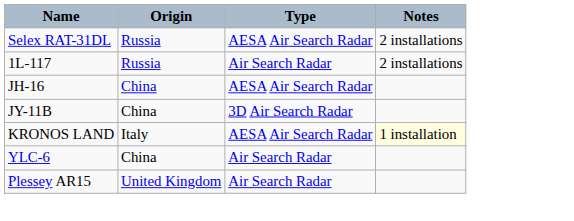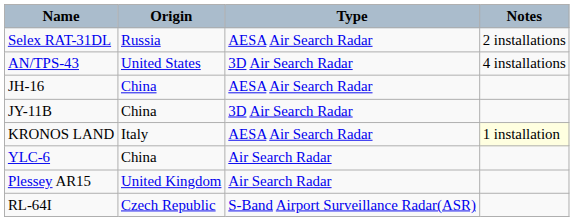- row: (30, 63)
+ row: (43, 63)
+ row: (30, 205)
